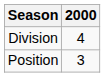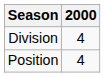(81, 60) 3 -> (81, 60) 4
